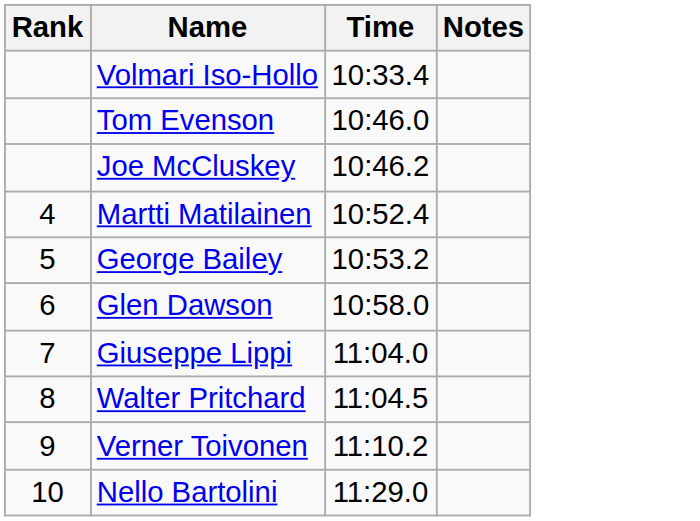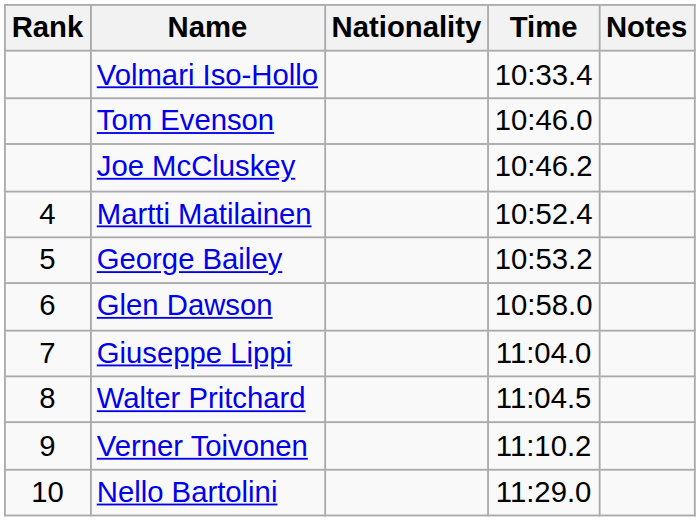+ column: (406, 27)
